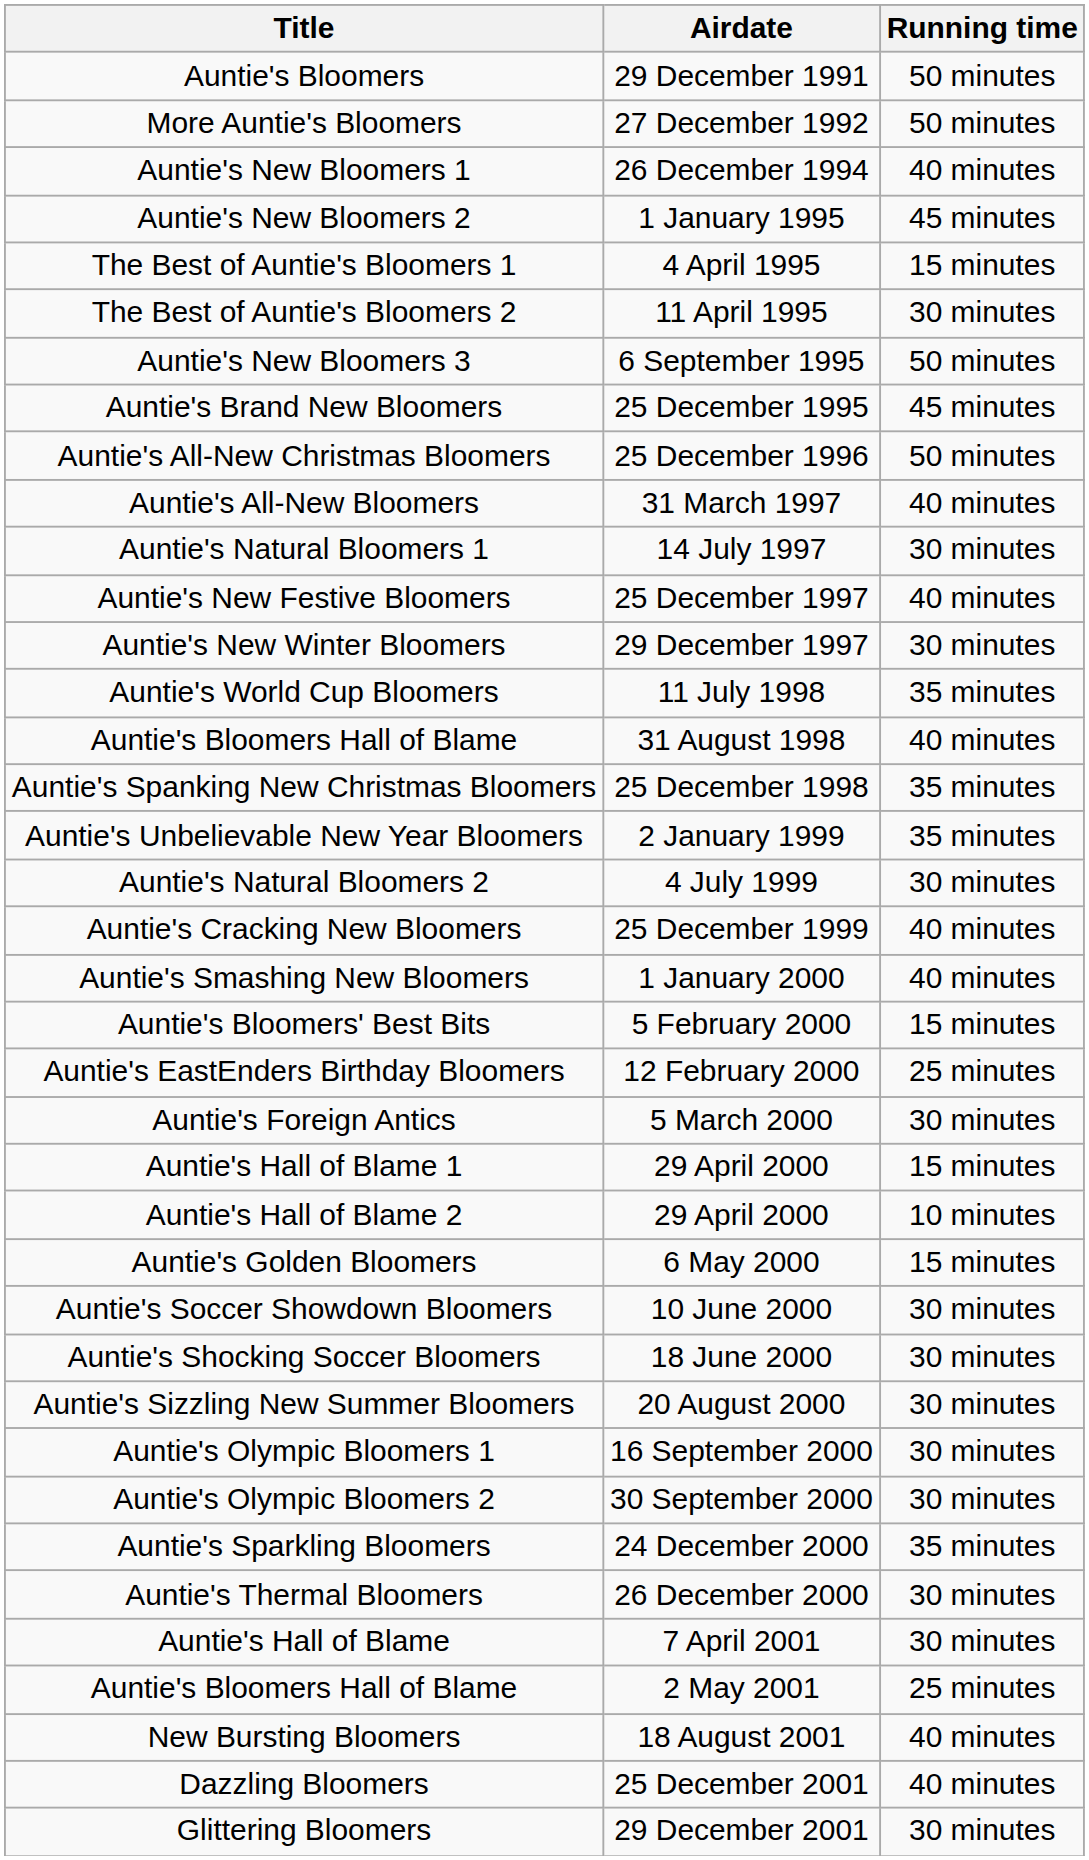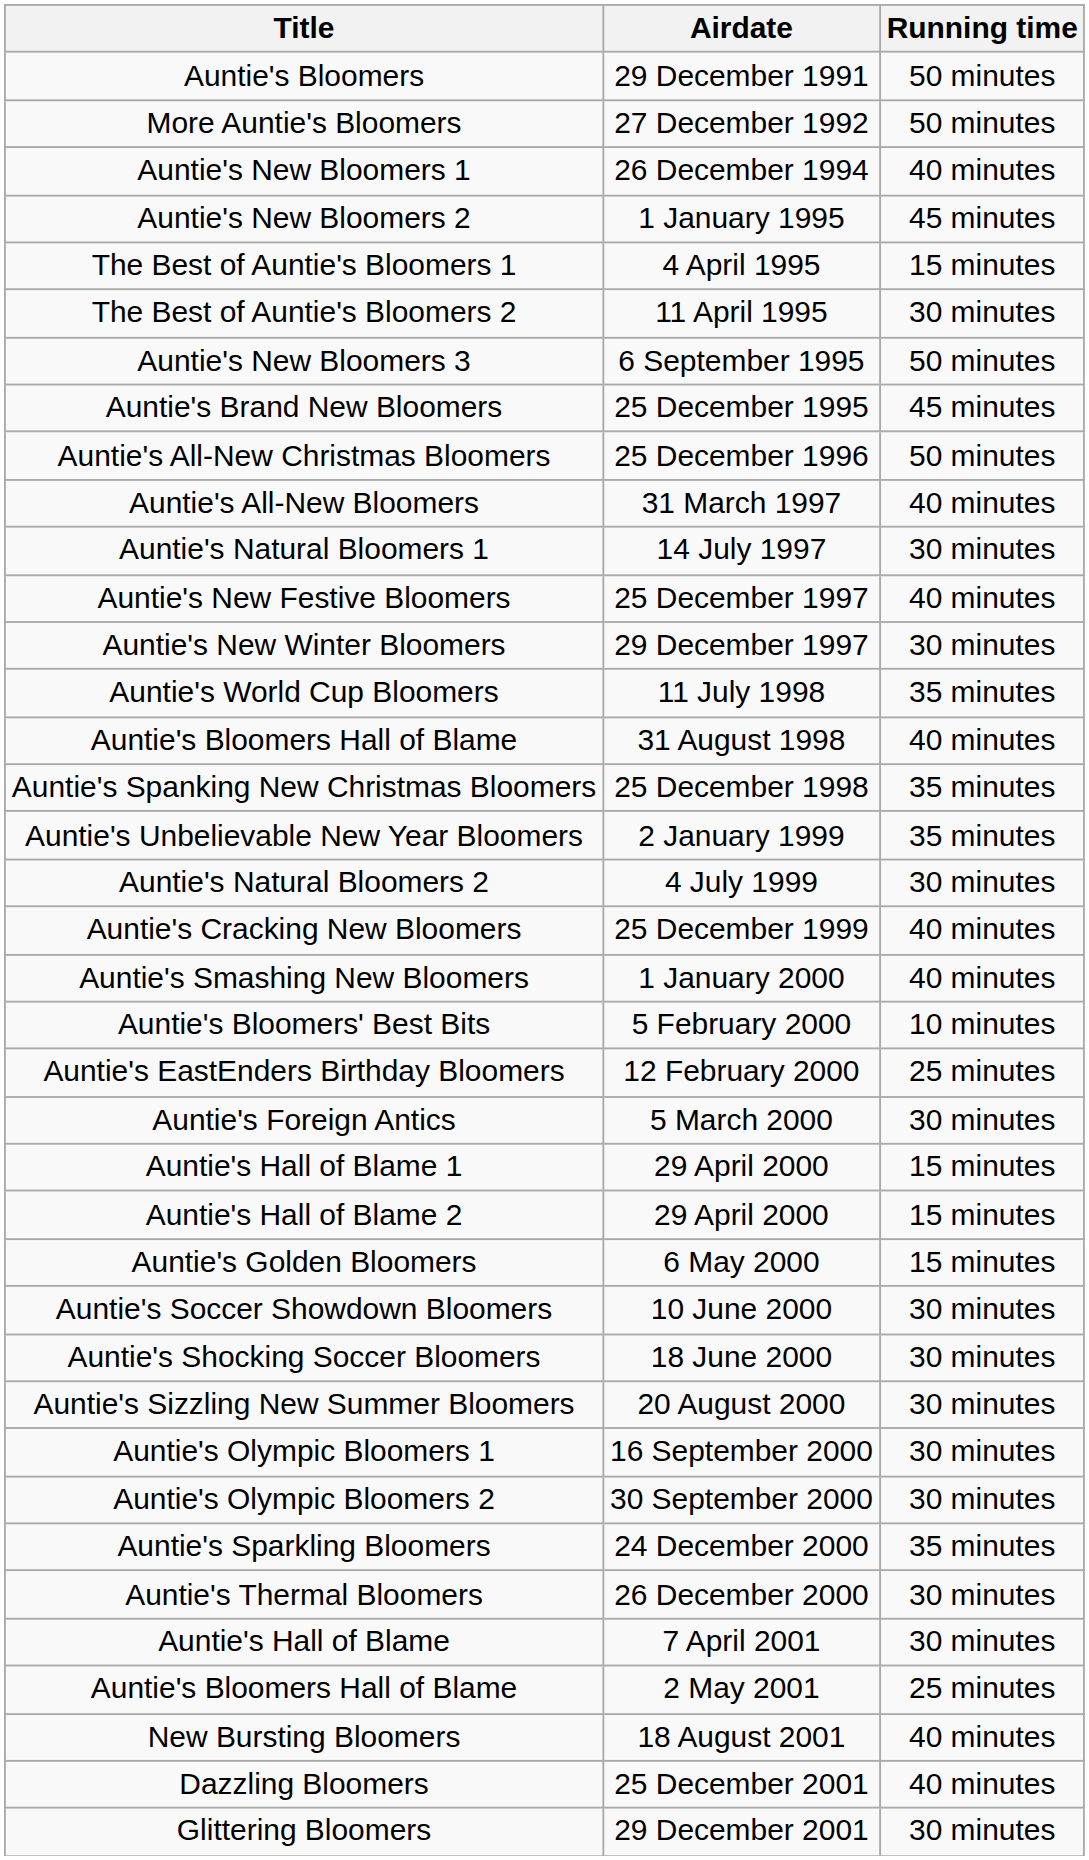(982, 1024) 15 minutes -> (982, 1024) 10 minutes
(982, 1214) 10 minutes -> (982, 1214) 15 minutes
